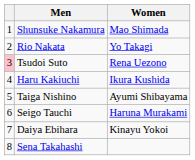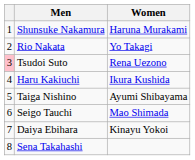(139, 29) Mao Shimada -> (148, 29) Haruna Murakami
(148, 113) Haruna Murakami -> (139, 113) Mao Shimada
